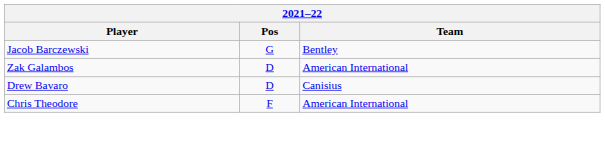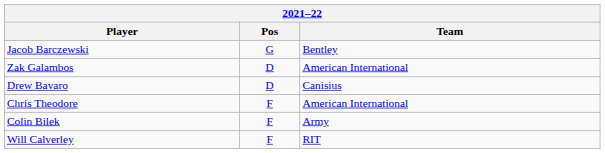+ row: (33, 121)
+ row: (40, 139)
